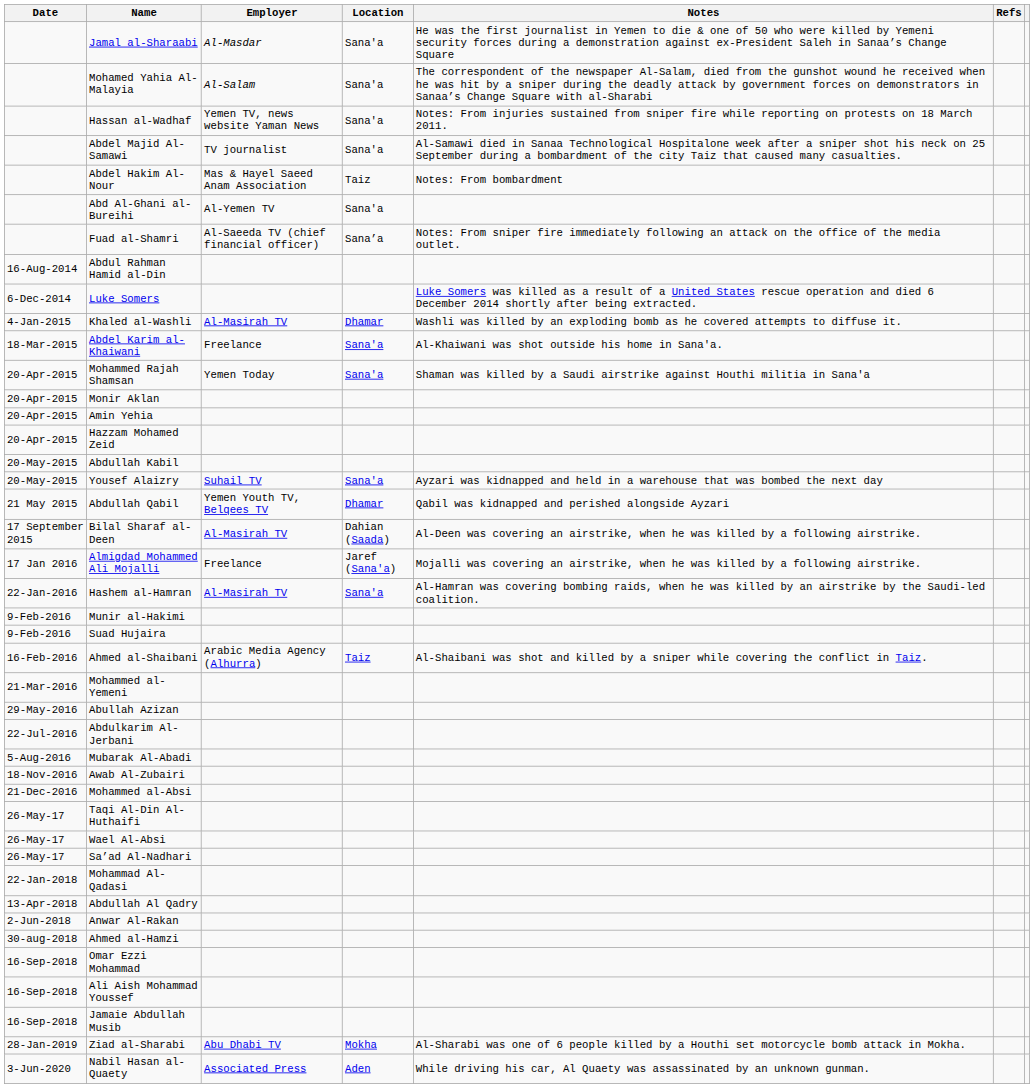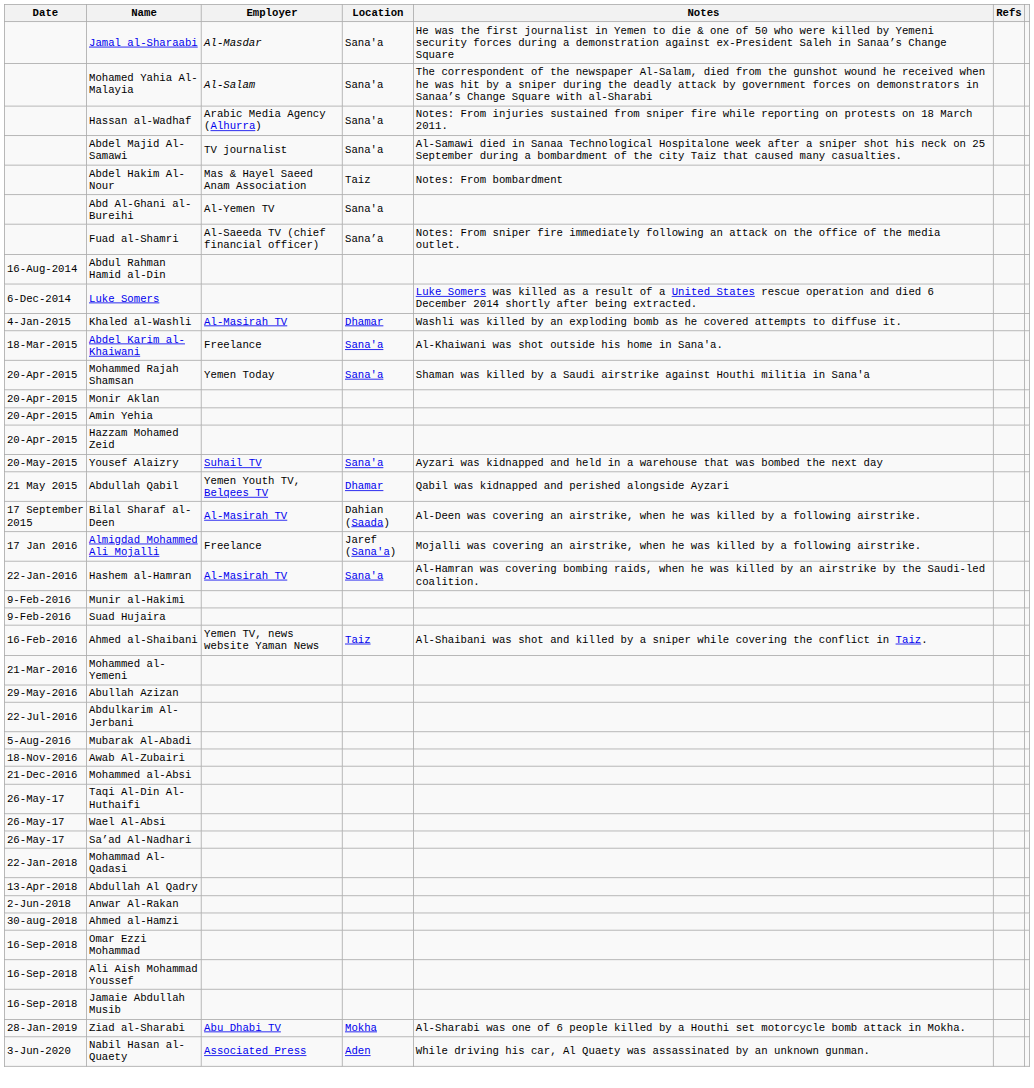(262, 121) Yemen TV, news website Yaman News -> (265, 121) Arabic Media Agency (Alhurra)
- row: (134, 463)
(265, 658) Arabic Media Agency (Alhurra) -> (262, 640) Yemen TV, news website Yaman News
